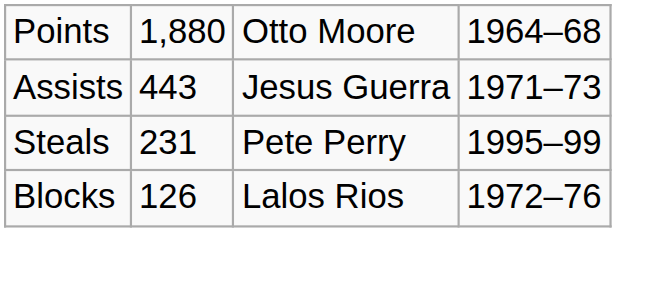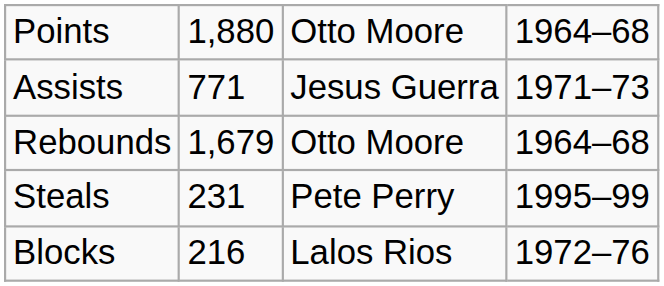(168, 87) 443 -> (216, 87) 771
+ row: (92, 142)
(168, 197) 126 -> (216, 252) 216
